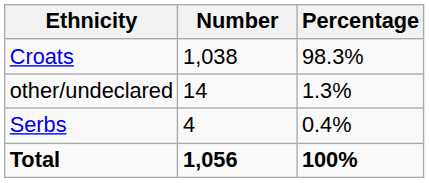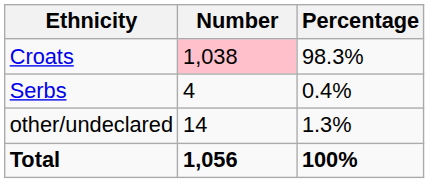(210, 56) no background -> (210, 56) pink background
rows swapped: (38, 125) <-> (91, 90)
